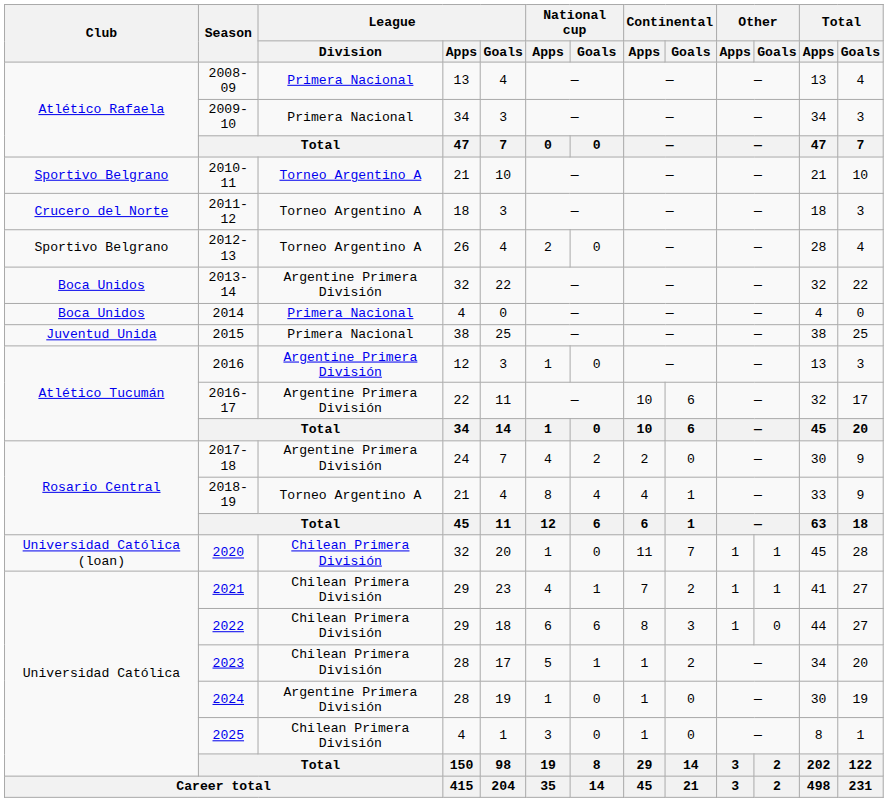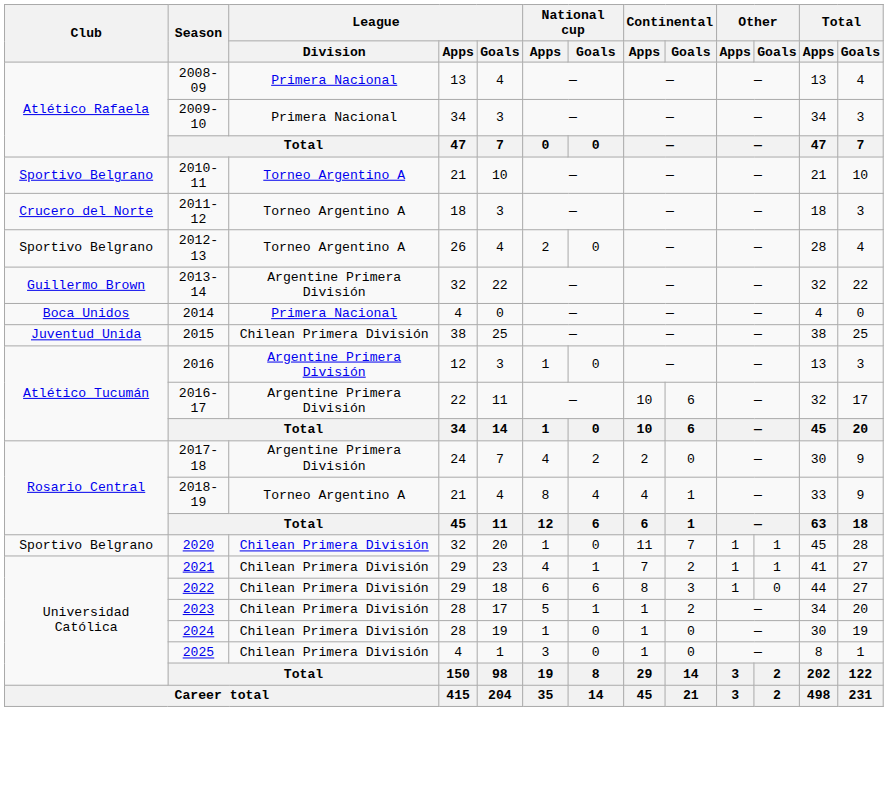(101, 285) Boca Unidos -> (86, 285) Guillermo Brown
(350, 335) Primera Nacional -> (334, 335) Chilean Primera División
(101, 553) Universidad Católica (loan) -> (86, 546) Sportivo Belgrano
(350, 699) Argentine Primera División -> (334, 631) Chilean Primera División
